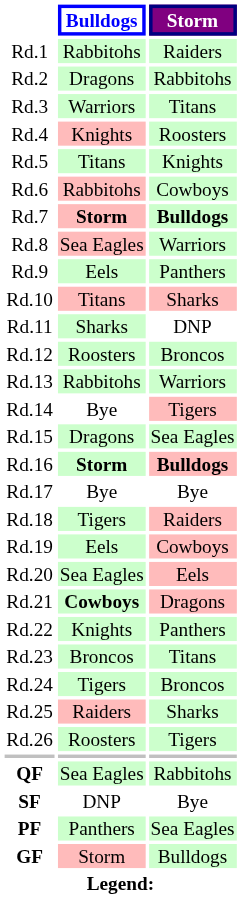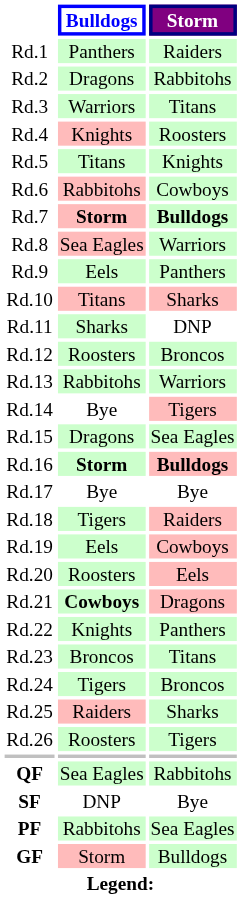(102, 51) Rabbitohs -> (102, 51) Panthers
(102, 574) Sea Eagles -> (102, 574) Roosters
(102, 829) Panthers -> (102, 829) Rabbitohs
